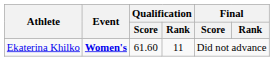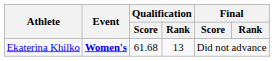(146, 47) 61.60 -> (146, 47) 61.68
(178, 47) 11 -> (178, 47) 13
